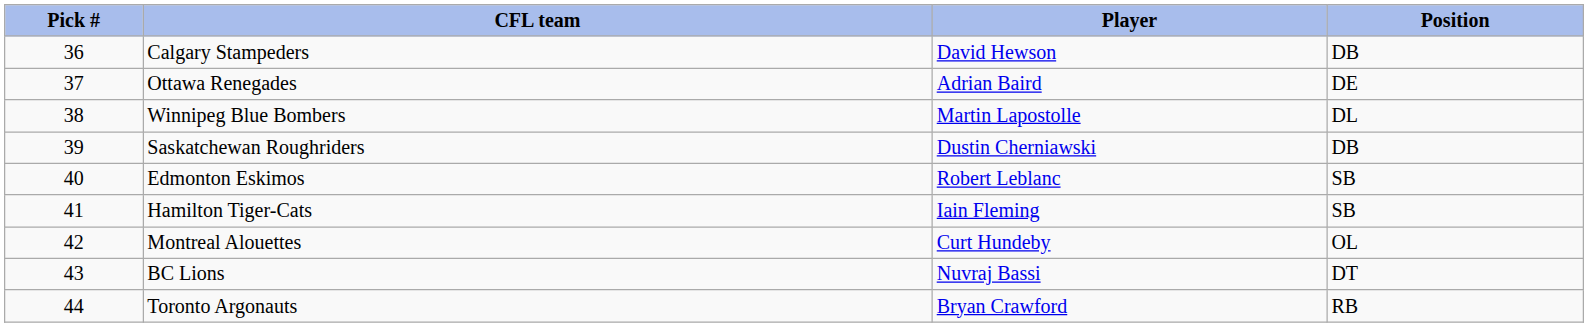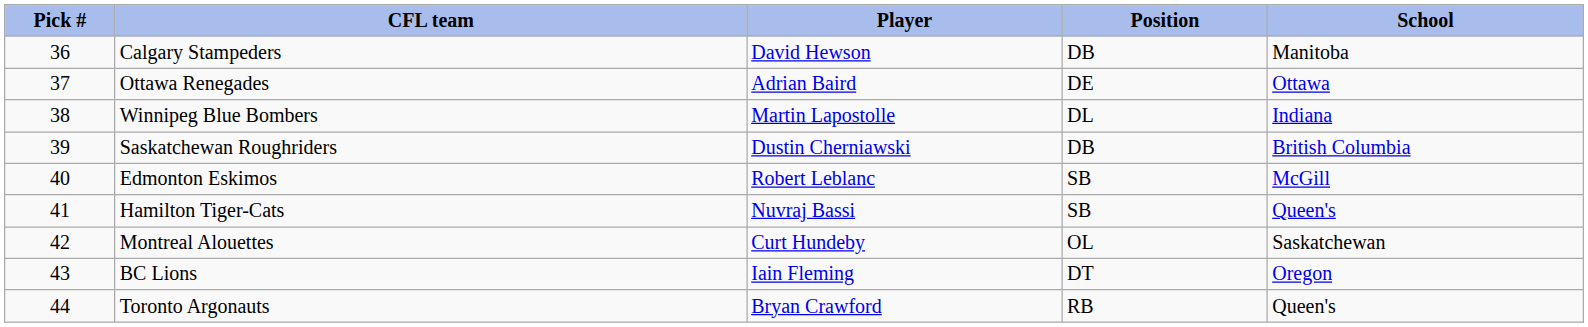+ column: (1425, 20)
(988, 210) Iain Fleming -> (803, 210) Nuvraj Bassi
(989, 274) Nuvraj Bassi -> (803, 274) Iain Fleming
